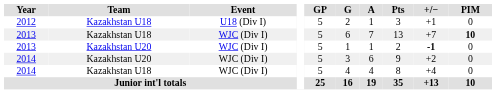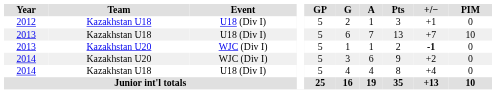(243, 34) WJC (Div I) -> (243, 34) U18 (Div I)
(470, 34) bold -> (470, 34) normal
(243, 71) WJC (Div I) -> (243, 71) U18 (Div I)
